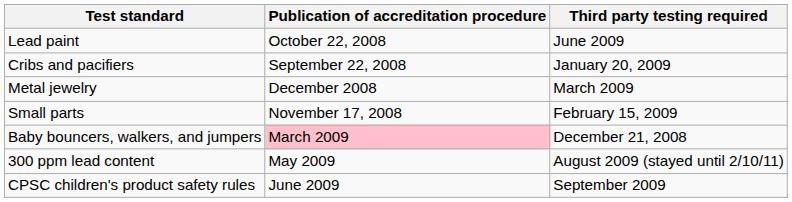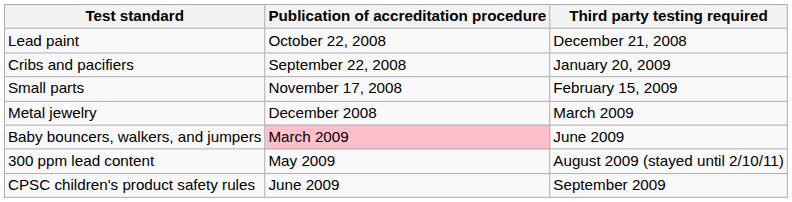(589, 40) June 2009 -> (620, 40) December 21, 2008
rows swapped: (46, 112) <-> (52, 88)
(620, 137) December 21, 2008 -> (589, 137) June 2009
